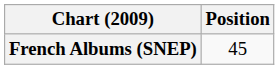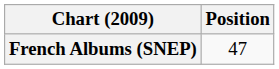(238, 49) 45 -> (238, 49) 47
